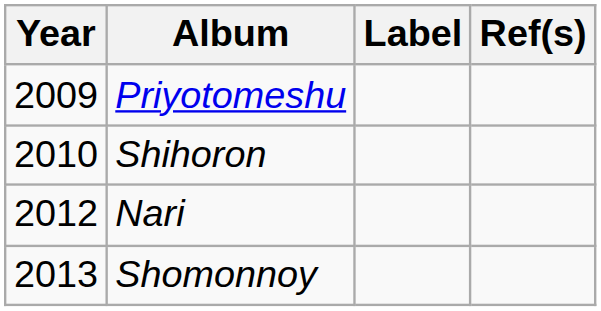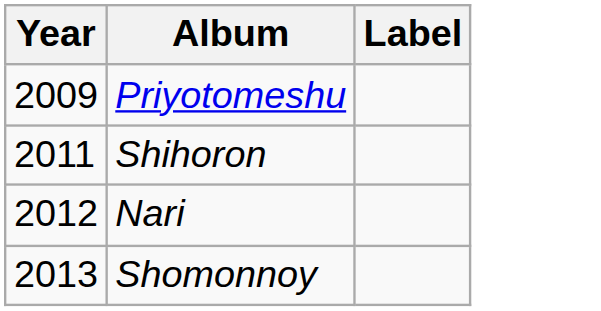- column: (533, 34)
(56, 154) 2010 -> (54, 154) 2011
